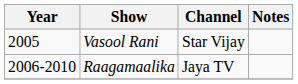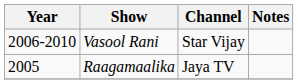(24, 41) 2005 -> (42, 41) 2006-2010
(42, 66) 2006-2010 -> (24, 66) 2005
